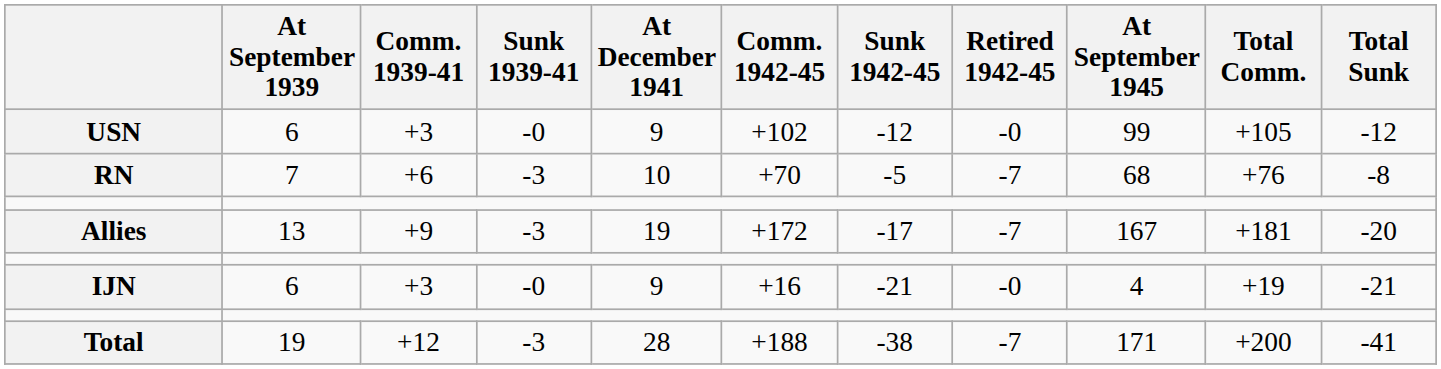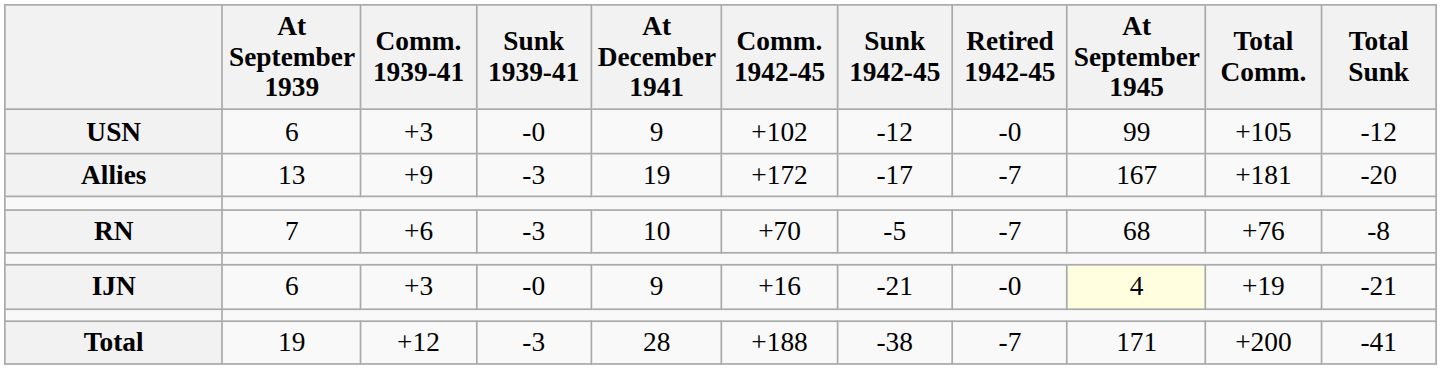rows swapped: (114, 174) <-> (114, 230)
(1137, 286) no background -> (1137, 286) lightyellow background
